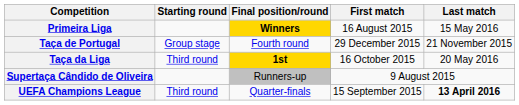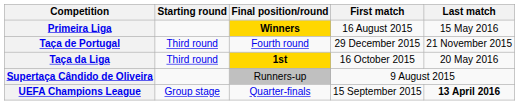(192, 44) Group stage -> (192, 44) Third round
(192, 92) Third round -> (192, 92) Group stage
